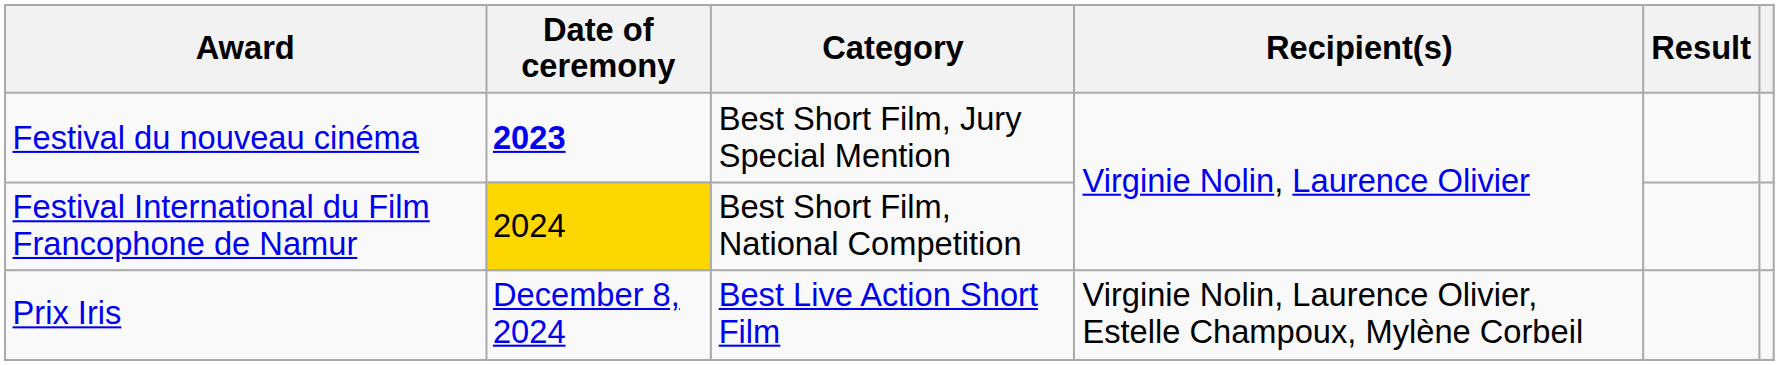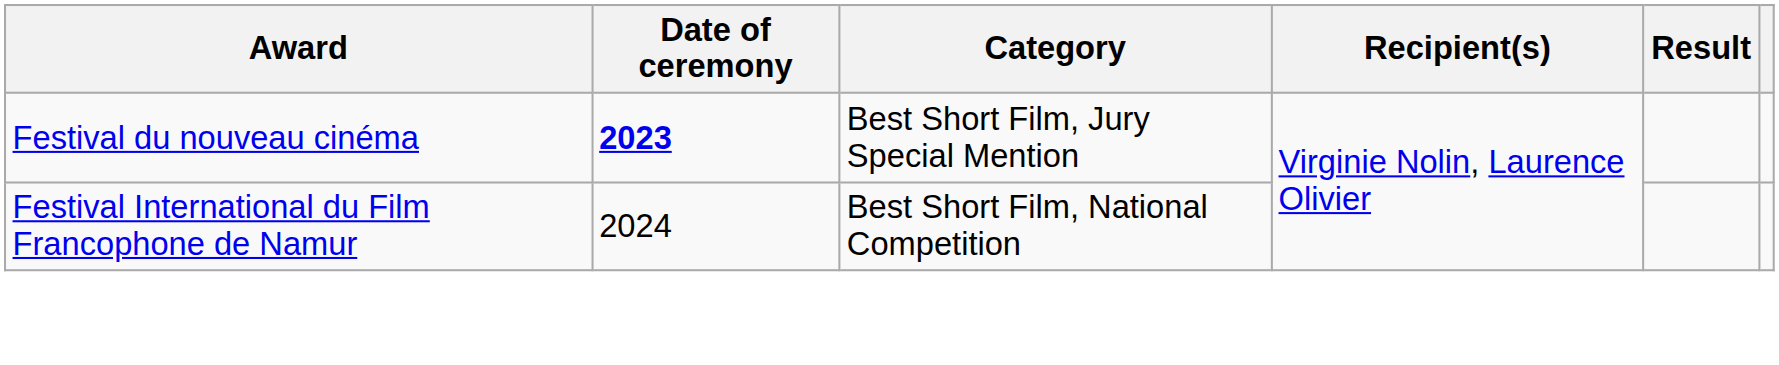(529, 225) gold background -> (635, 225) no background
- row: (67, 314)
